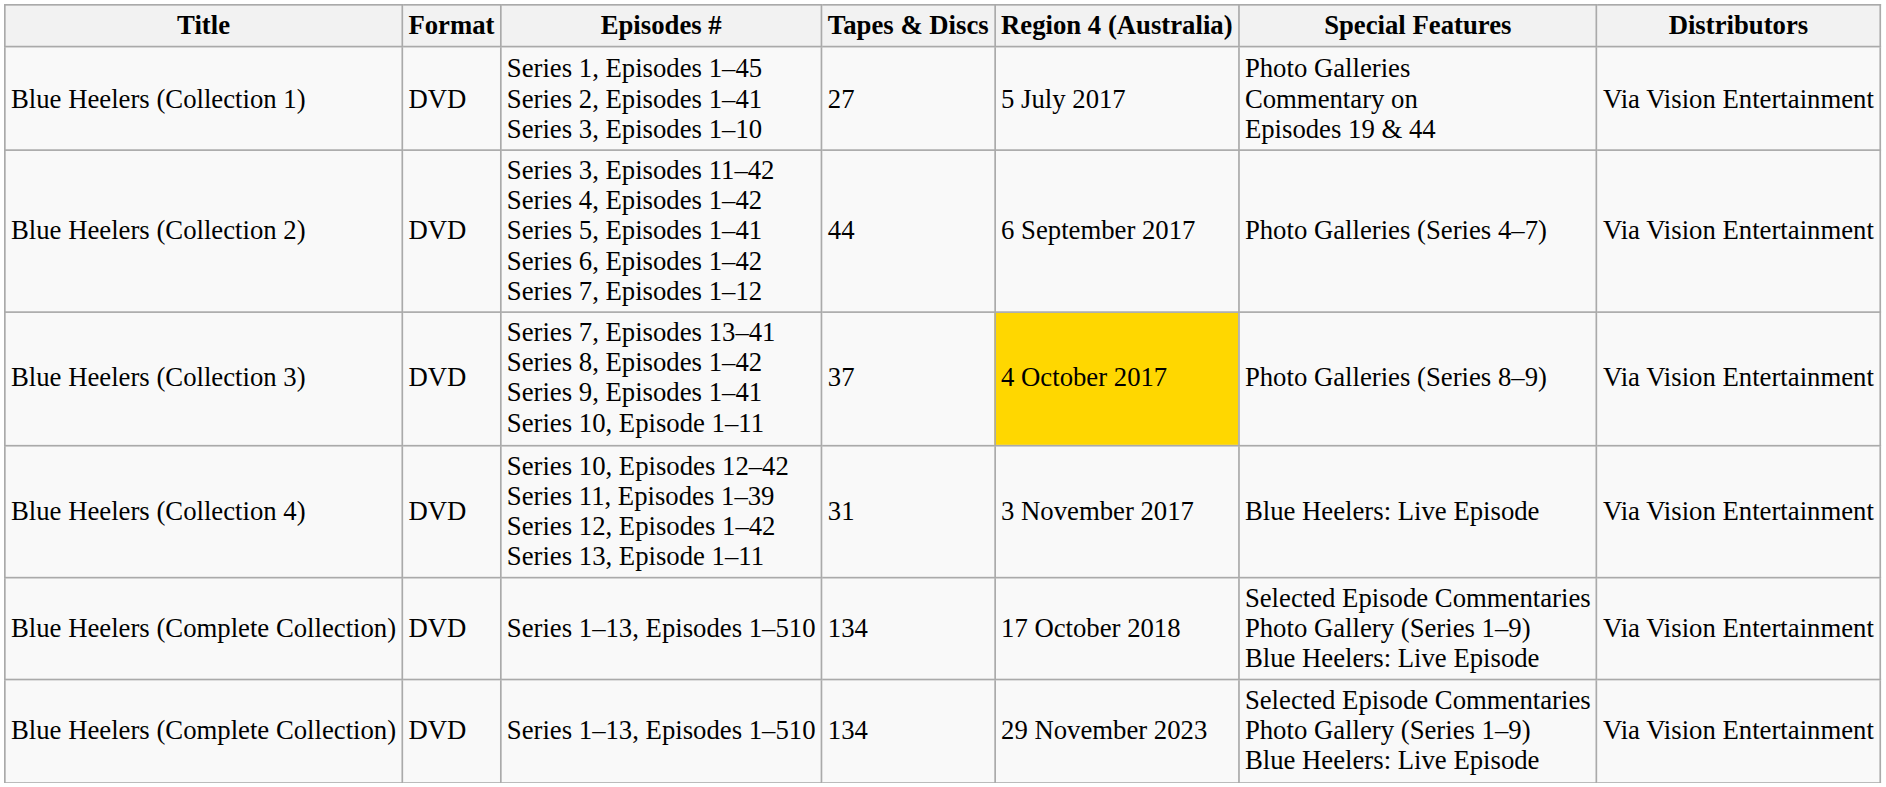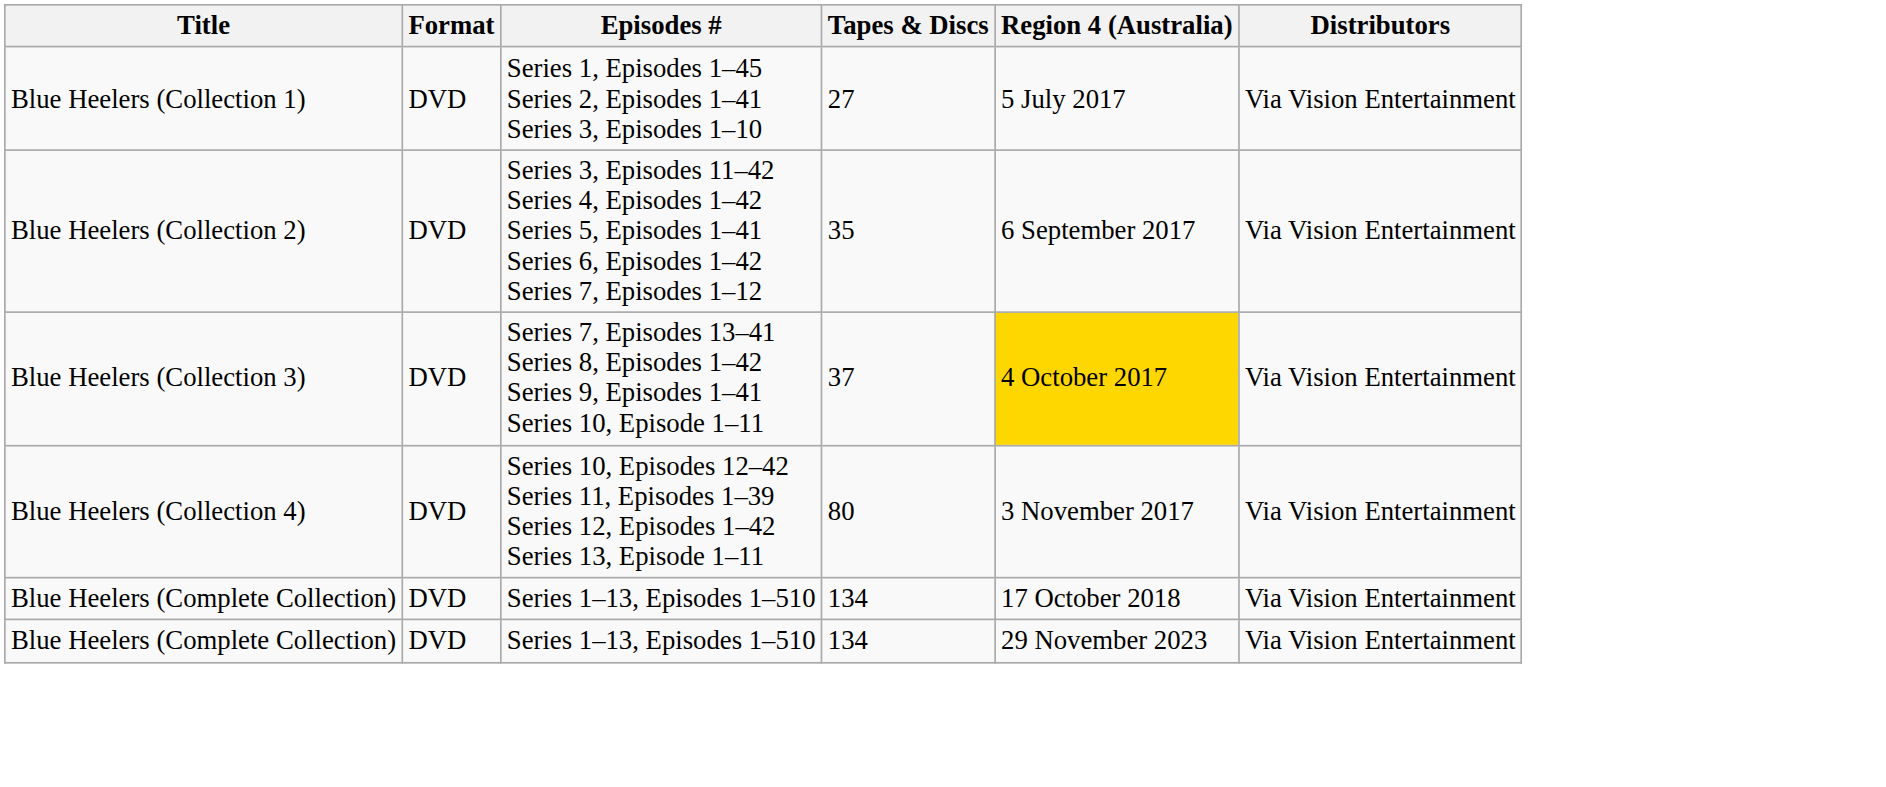- column: (1418, 25)
(841, 230) 44 -> (841, 230) 35
(841, 510) 31 -> (841, 510) 80
